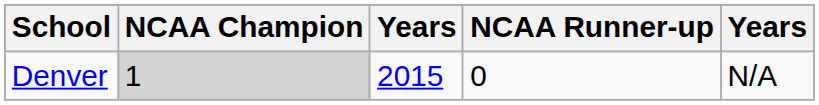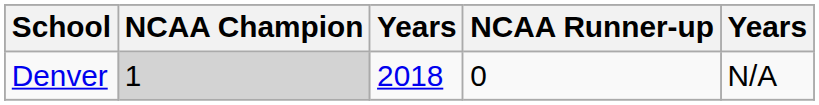(410, 75) 2015 -> (410, 75) 2018
